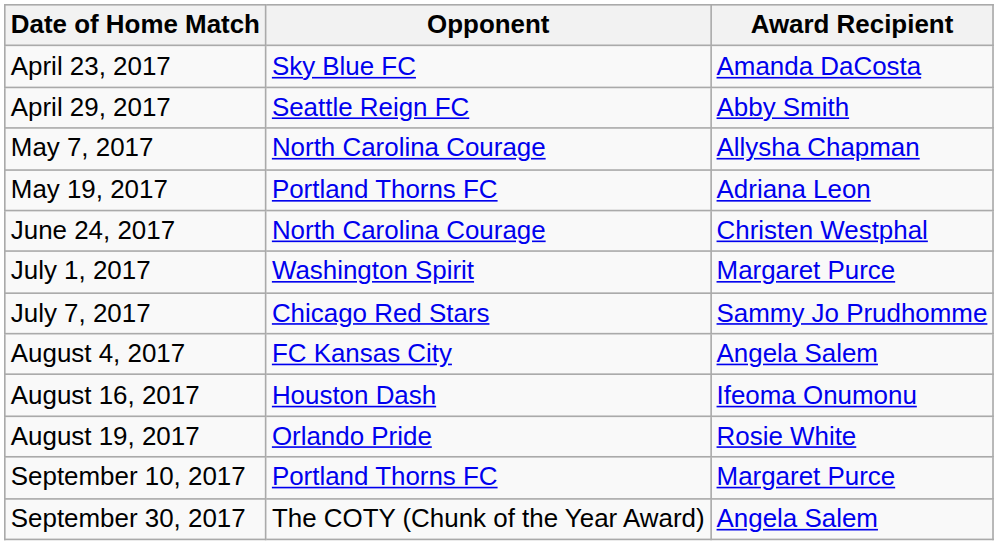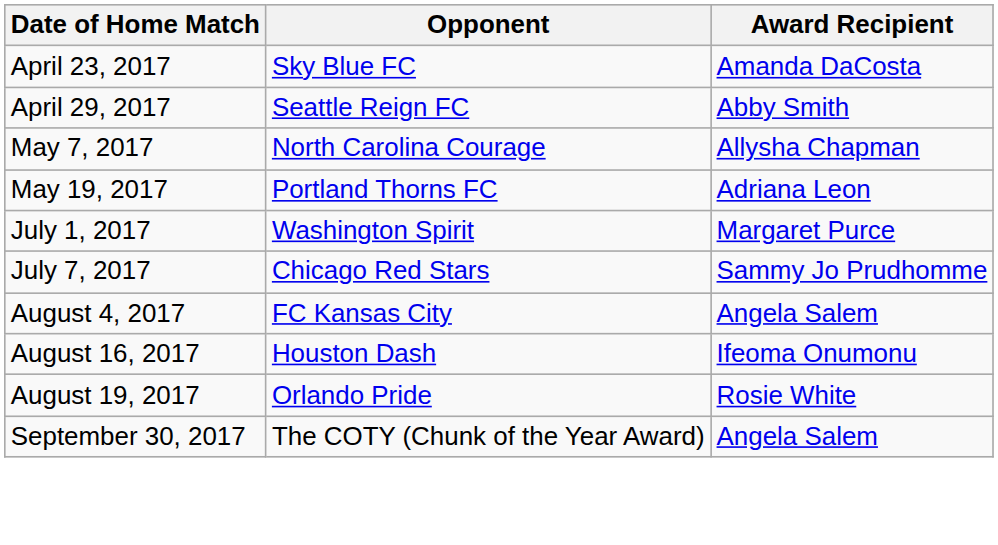- row: (93, 230)
- row: (128, 477)
